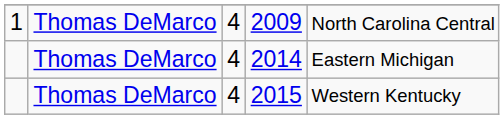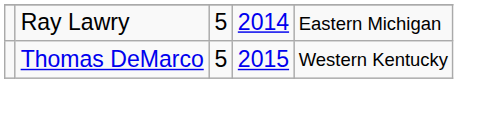- row: (276, 22)
(125, 59) Thomas DeMarco -> (75, 22) Ray Lawry
(234, 59) 4 -> (221, 22) 5
(234, 95) 4 -> (221, 59) 5
